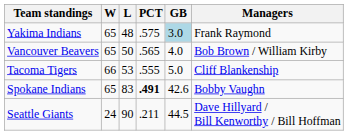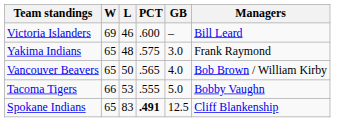+ row: (49, 32)
(175, 32) lightblue background -> (175, 51) no background
(236, 70) Cliff Blankenship -> (229, 88) Bobby Vaughn
(178, 88) 42.6 -> (178, 107) 12.5
(229, 88) Bobby Vaughn -> (236, 107) Cliff Blankenship
- row: (40, 114)
